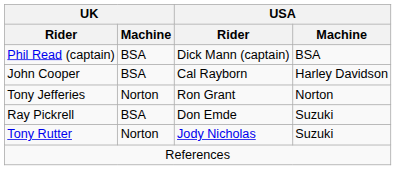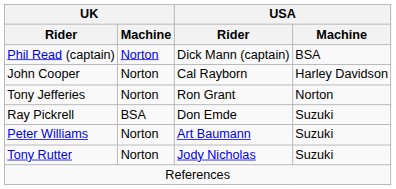(133, 54) BSA -> (140, 54) Norton
(133, 74) BSA -> (140, 74) Norton
+ row: (48, 134)
